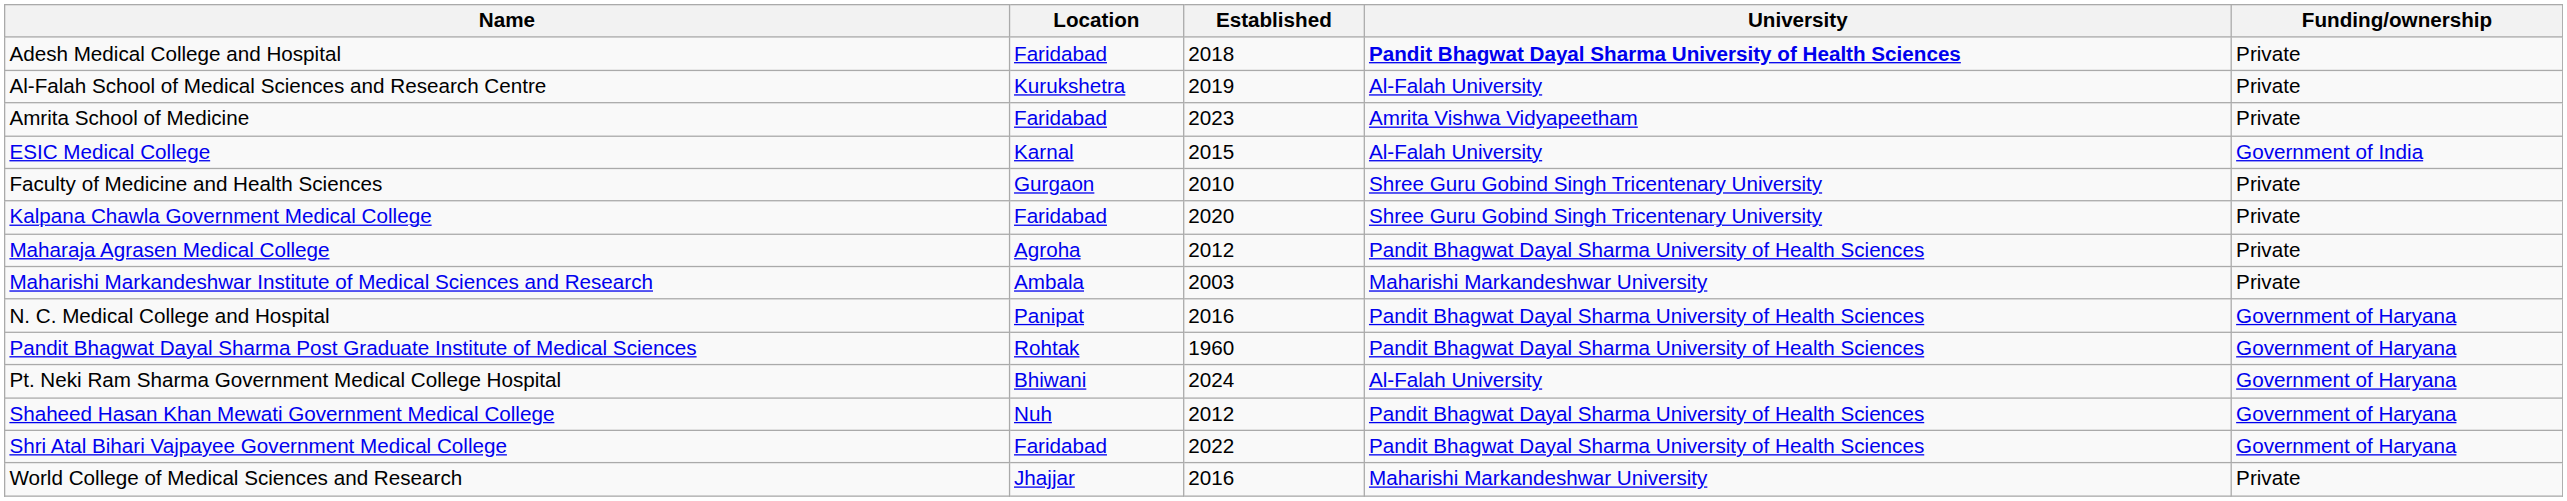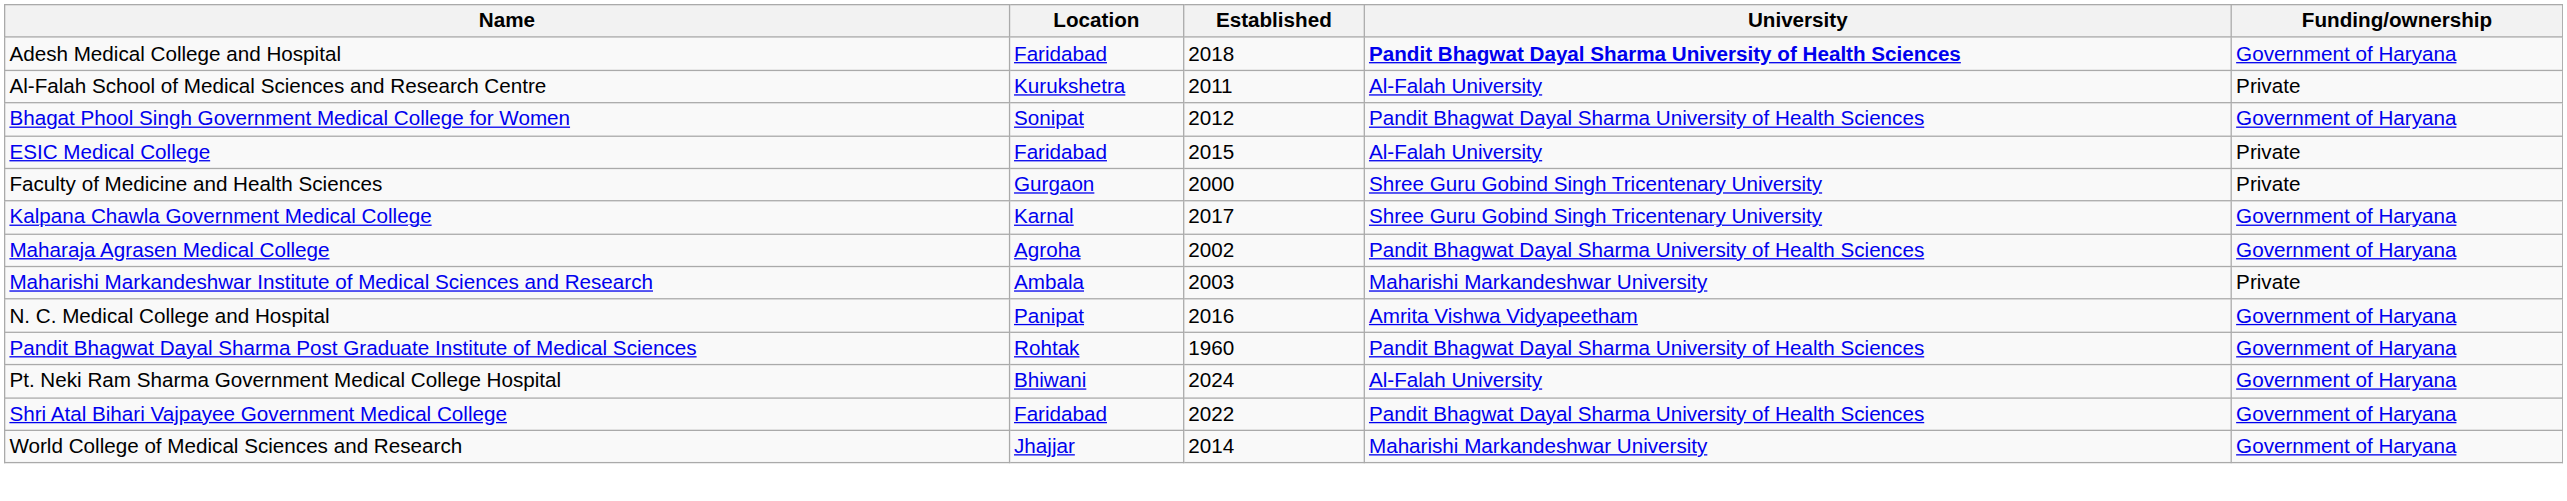(2268, 53) Private -> (2346, 53) Government of Haryana
(1211, 86) 2019 -> (1210, 86) 2011
- row: (129, 119)
+ row: (290, 119)
(1044, 151) Karnal -> (1060, 151) Faridabad
(2330, 151) Government of India -> (2268, 151) Private
(1211, 184) 2010 -> (1211, 184) 2000
(1060, 217) Faridabad -> (1044, 217) Karnal
(1211, 217) 2020 -> (1211, 217) 2017
(2268, 217) Private -> (2346, 217) Government of Haryana
(1211, 250) 2012 -> (1211, 250) 2002
(2268, 250) Private -> (2346, 250) Government of Haryana
(1647, 315) Pandit Bhagwat Dayal Sharma University of Health Sciences -> (1503, 315) Amrita Vishwa Vidyapeetham
- row: (282, 413)
(1211, 479) 2016 -> (1211, 446) 2014
(2268, 479) Private -> (2346, 446) Government of Haryana
